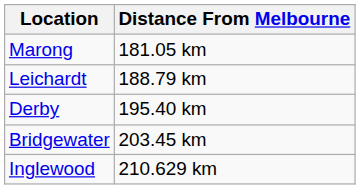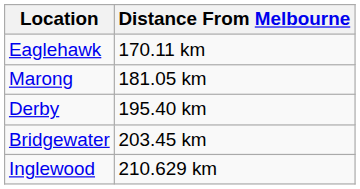+ row: (55, 49)
- row: (48, 79)
